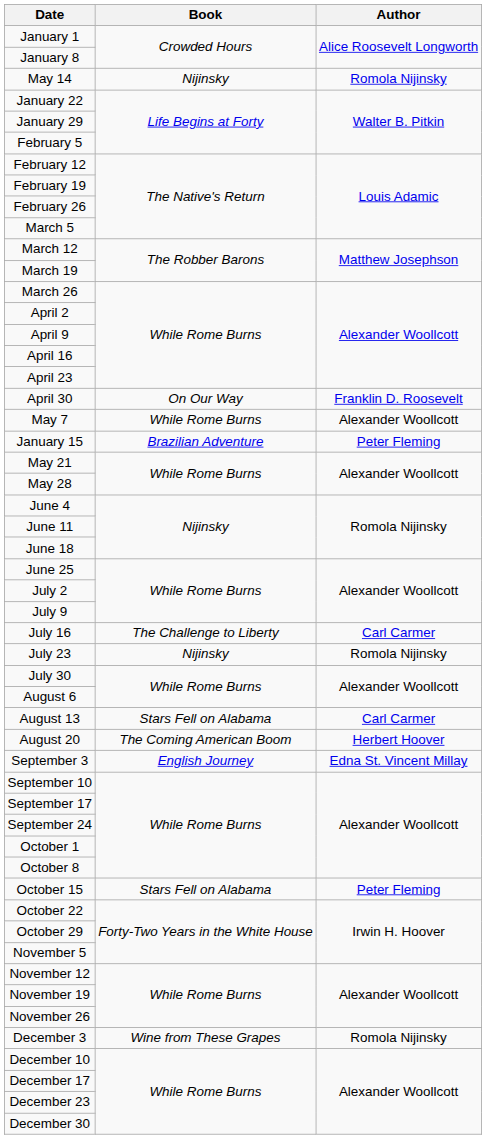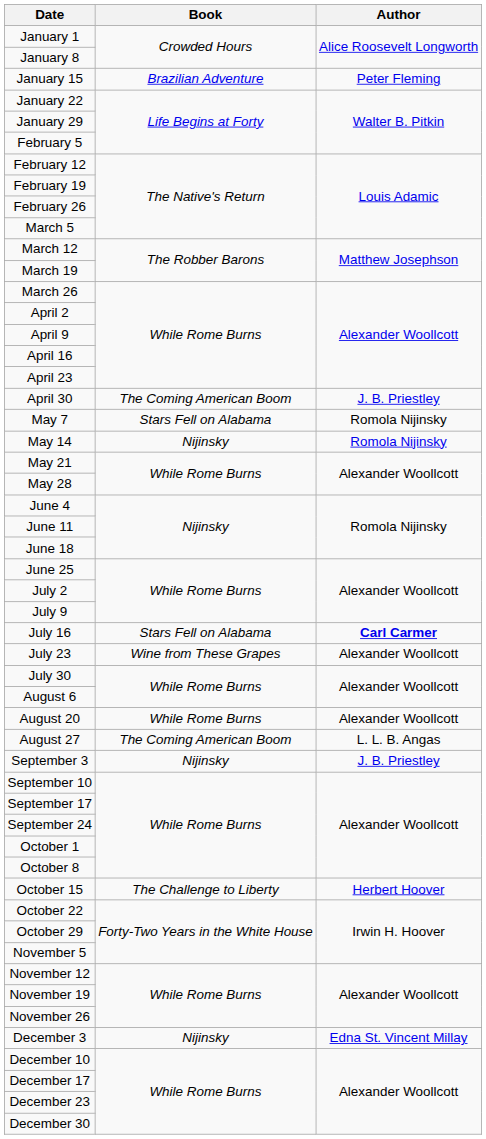rows swapped: (50, 441) <-> (50, 79)
(205, 398) On Our Way -> (205, 398) The Coming American Boom
(399, 398) Franklin D. Roosevelt -> (399, 398) J. B. Priestley
(205, 420) While Rome Burns -> (205, 420) Stars Fell on Alabama
(399, 420) Alexander Woollcott -> (399, 420) Romola Nijinsky
(205, 633) The Challenge to Liberty -> (205, 633) Stars Fell on Alabama
(399, 633) normal -> (399, 633) bold
(205, 654) Nijinsky -> (205, 654) Wine from These Grapes
(399, 654) Romola Nijinsky -> (399, 654) Alexander Woollcott
- row: (50, 718)
(205, 739) The Coming American Boom -> (205, 718) While Rome Burns
(399, 739) Herbert Hoover -> (399, 718) Alexander Woollcott
+ row: (50, 739)
(205, 761) English Journey -> (205, 761) Nijinsky
(399, 761) Edna St. Vincent Millay -> (399, 761) J. B. Priestley
(205, 889) Stars Fell on Alabama -> (205, 889) The Challenge to Liberty
(399, 889) Peter Fleming -> (399, 889) Herbert Hoover
(205, 1038) Wine from These Grapes -> (205, 1038) Nijinsky
(399, 1038) Romola Nijinsky -> (399, 1038) Edna St. Vincent Millay
